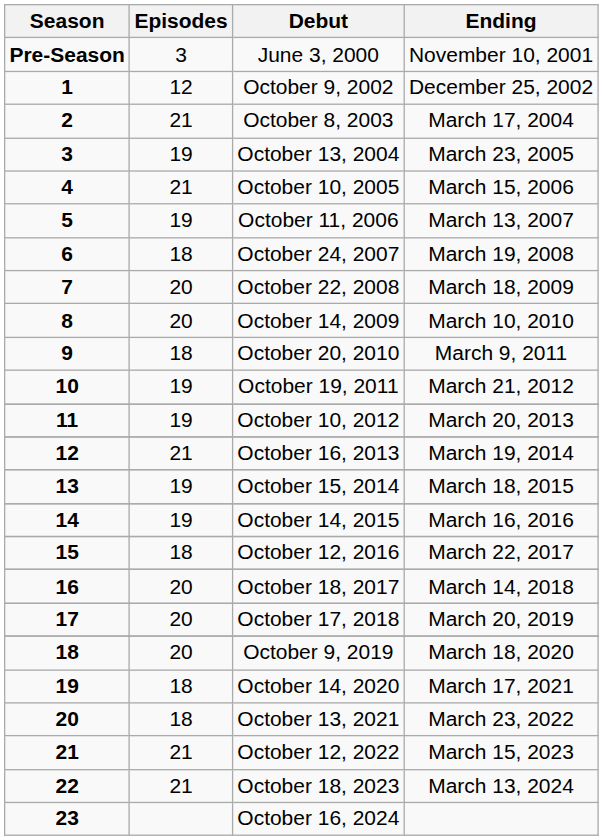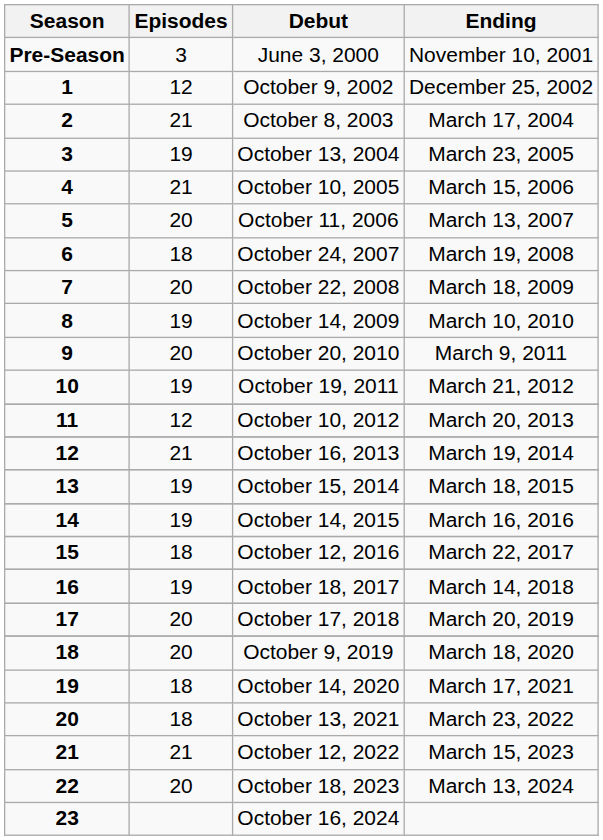(181, 220) 19 -> (181, 220) 20
(181, 320) 20 -> (181, 320) 19
(181, 353) 18 -> (181, 353) 20
(181, 420) 19 -> (181, 420) 12
(181, 586) 20 -> (181, 586) 19
(181, 785) 21 -> (181, 785) 20
